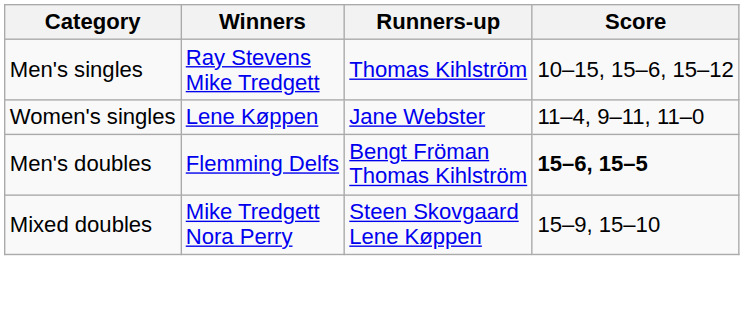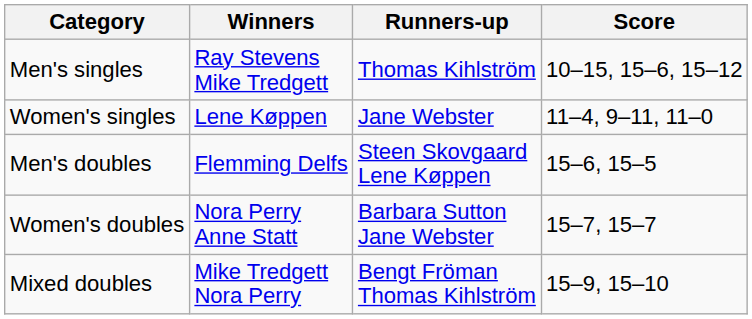(438, 164) Bengt Fröman Thomas Kihlström -> (443, 164) Steen Skovgaard Lene Køppen
(593, 164) bold -> (601, 164) normal
+ row: (97, 224)
(434, 224) Steen Skovgaard Lene Køppen -> (447, 284) Bengt Fröman Thomas Kihlström
